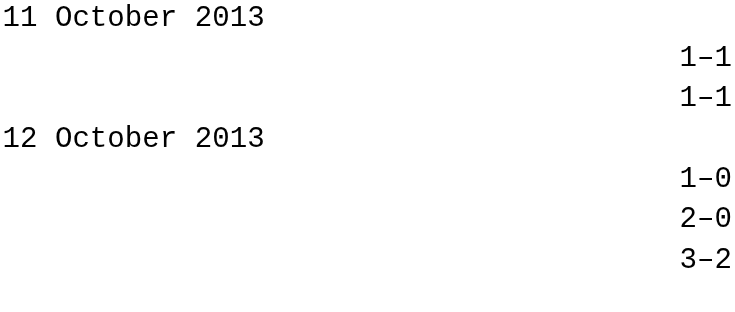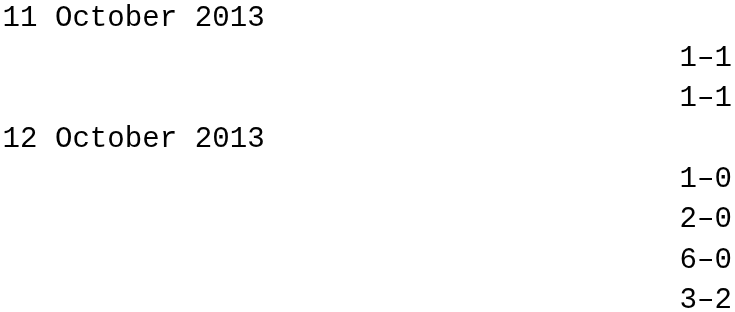+ row: (293, 260)
